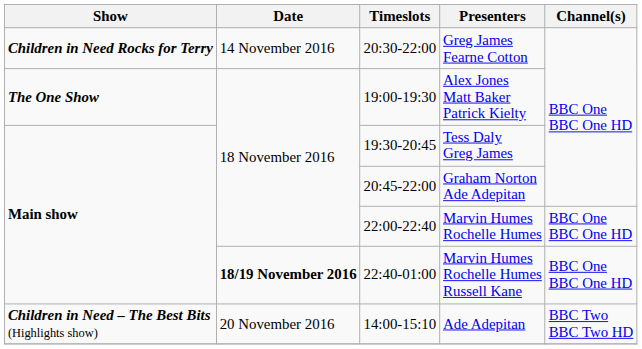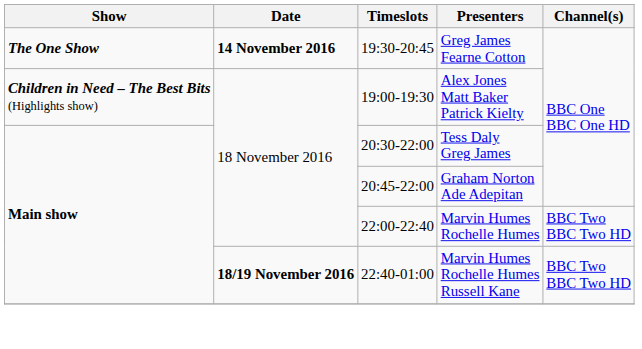(110, 48) Children in Need Rocks for Terry -> (53, 48) The One Show
(277, 48) normal -> (276, 48) bold
(400, 48) 20:30-22:00 -> (397, 48) 19:30-20:45
(53, 96) The One Show -> (109, 96) Children in Need – The Best Bits (Highlights show)
(400, 145) 19:30-20:45 -> (397, 145) 20:30-22:00
(590, 226) BBC One BBC One HD -> (589, 226) BBC Two BBC Two HD
(590, 275) BBC One BBC One HD -> (589, 275) BBC Two BBC Two HD
- row: (484, 323)
